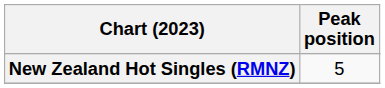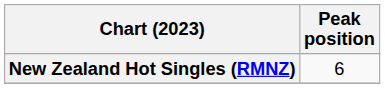(339, 68) 5 -> (339, 68) 6
